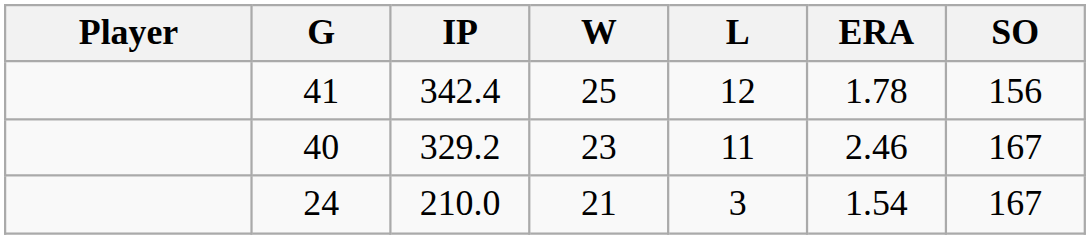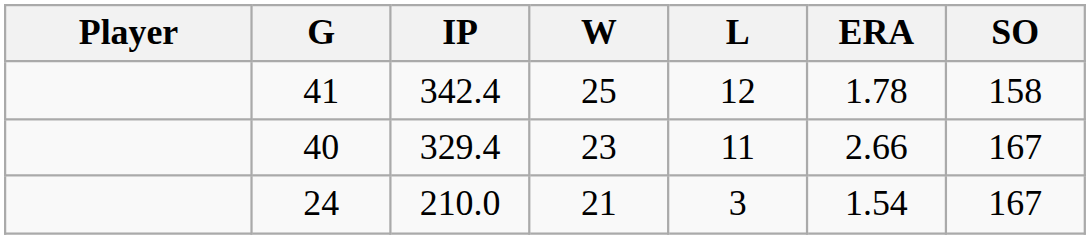(1015, 89) 156 -> (1015, 89) 158
(460, 146) 329.2 -> (460, 146) 329.4
(876, 146) 2.46 -> (876, 146) 2.66
